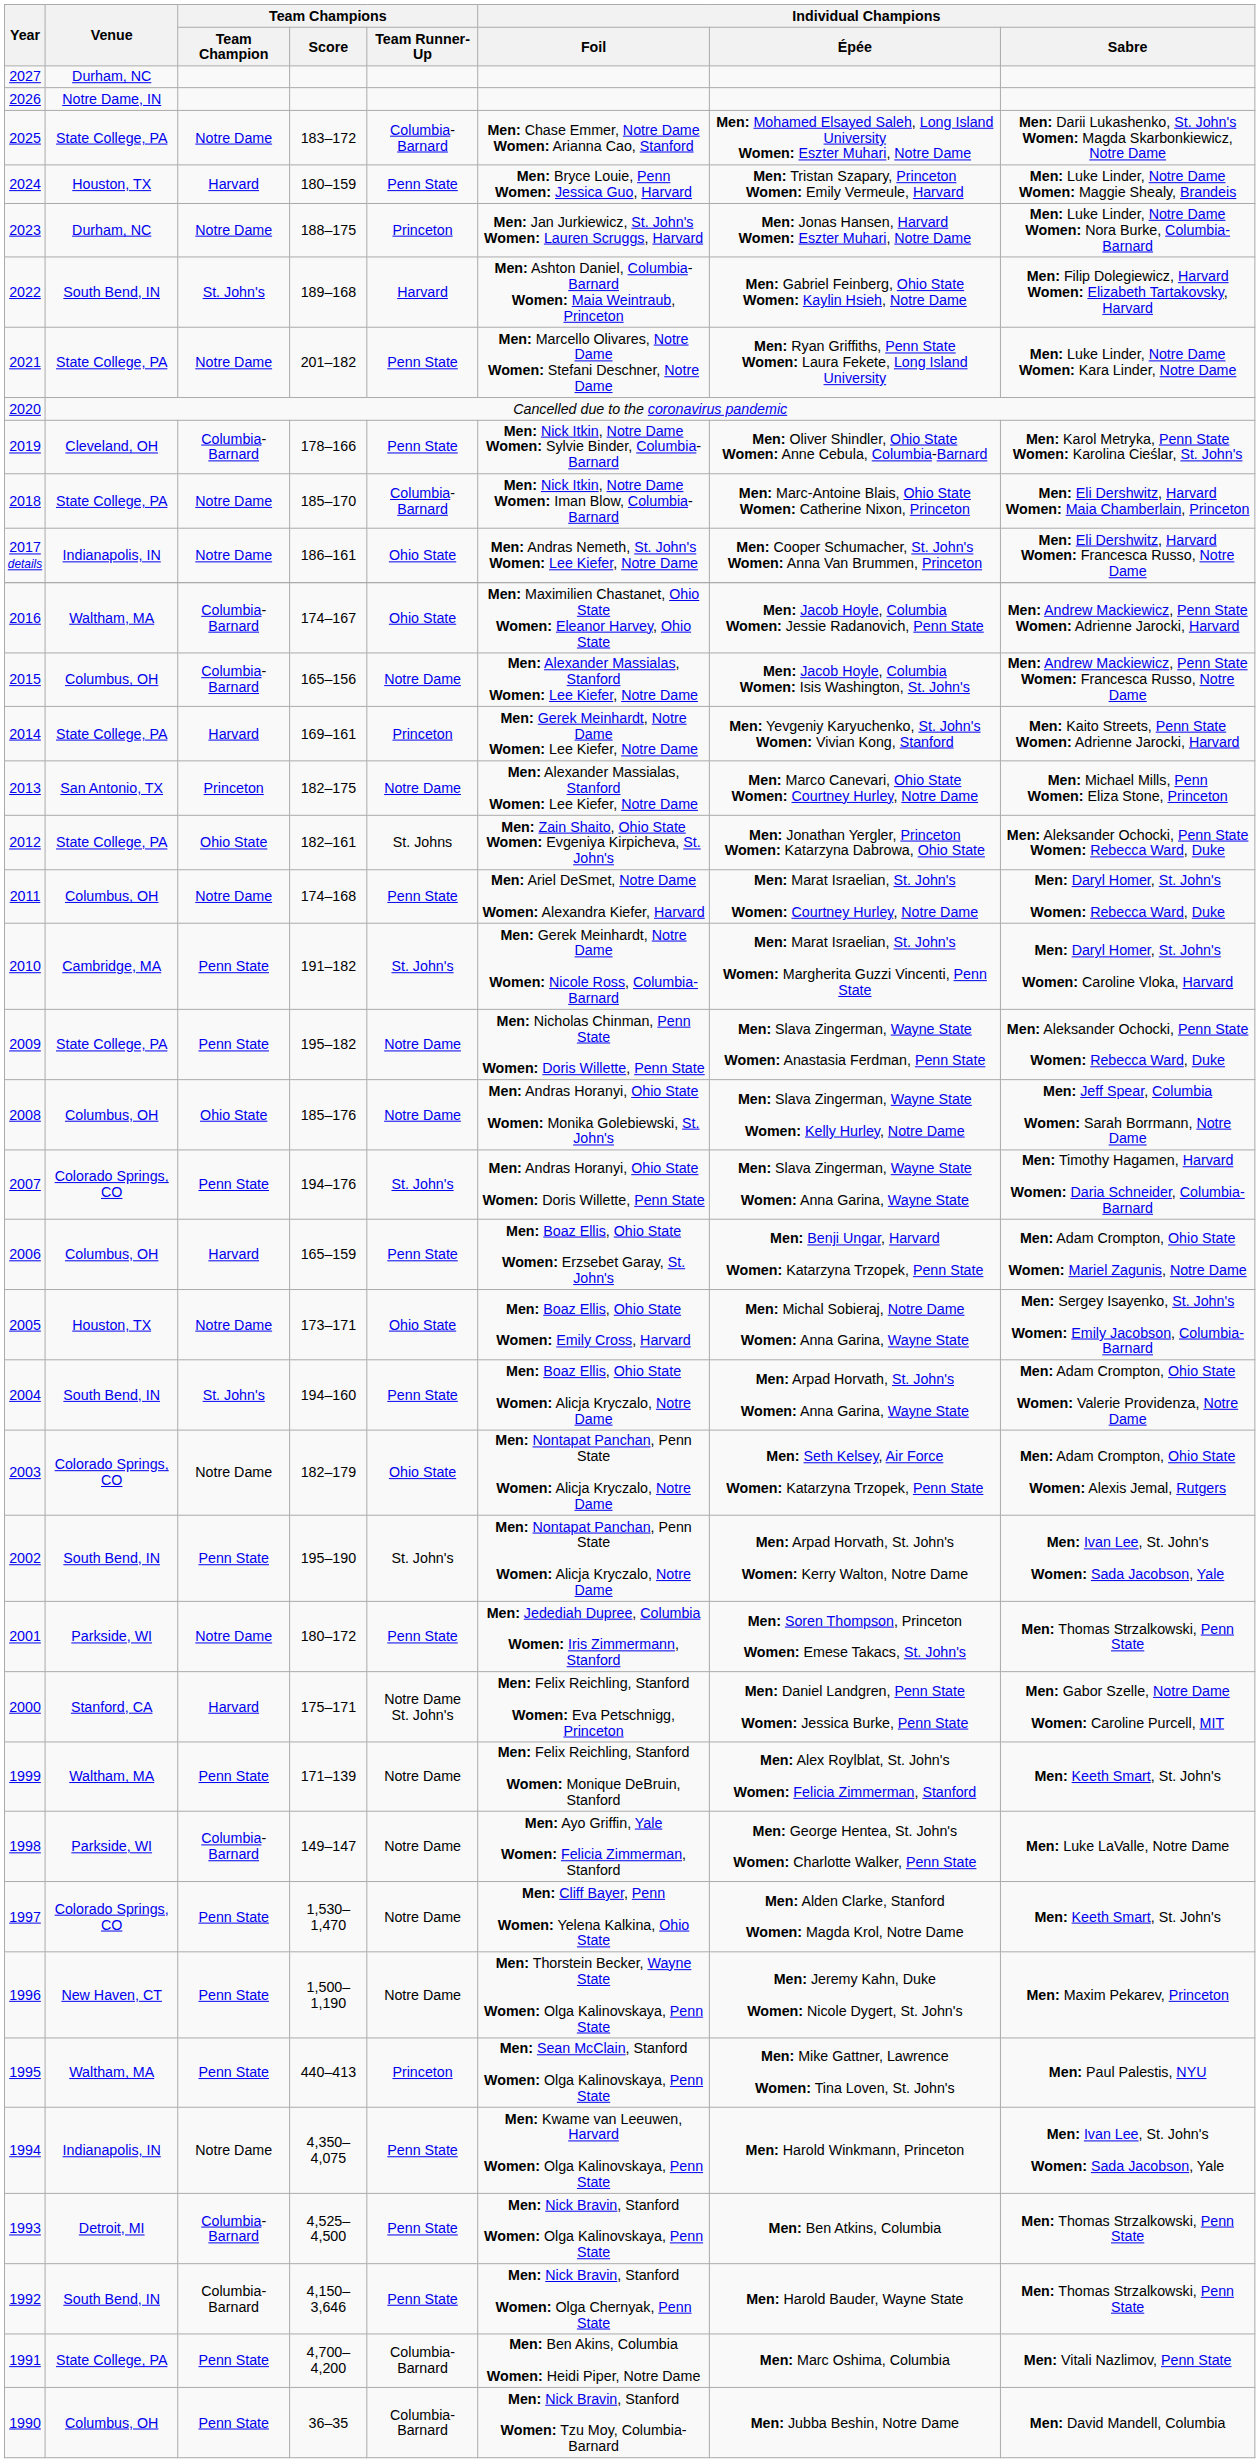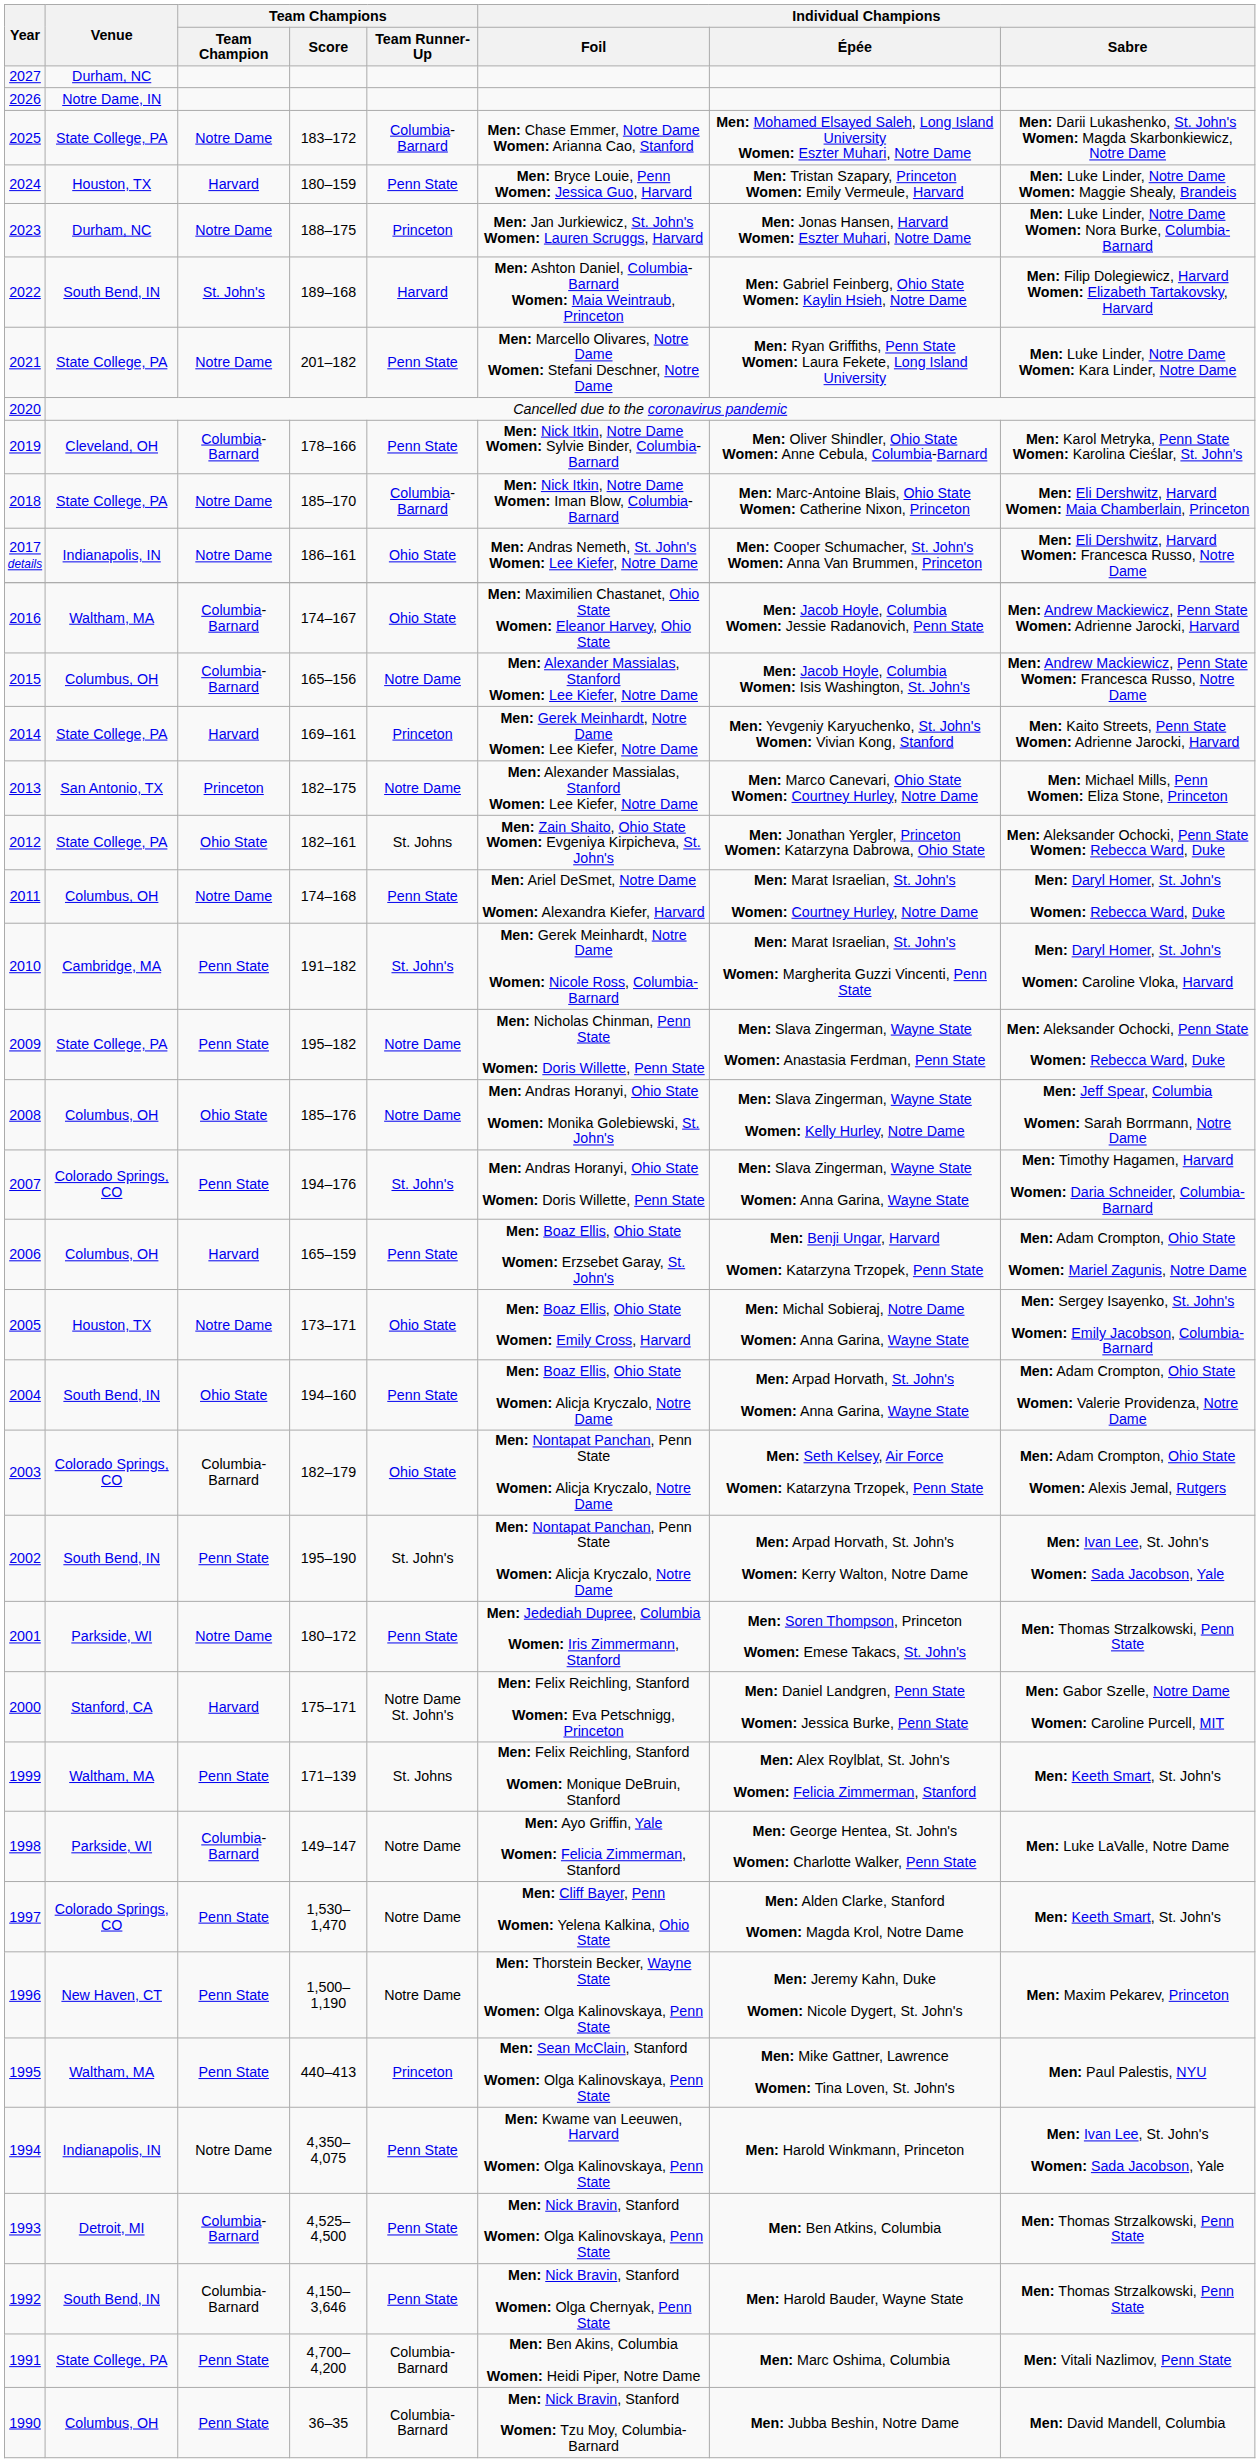(234, 1395) St. John's -> (234, 1395) Ohio State
(234, 1473) Notre Dame -> (234, 1473) Columbia-Barnard
(423, 1777) Notre Dame -> (423, 1777) St. Johns
